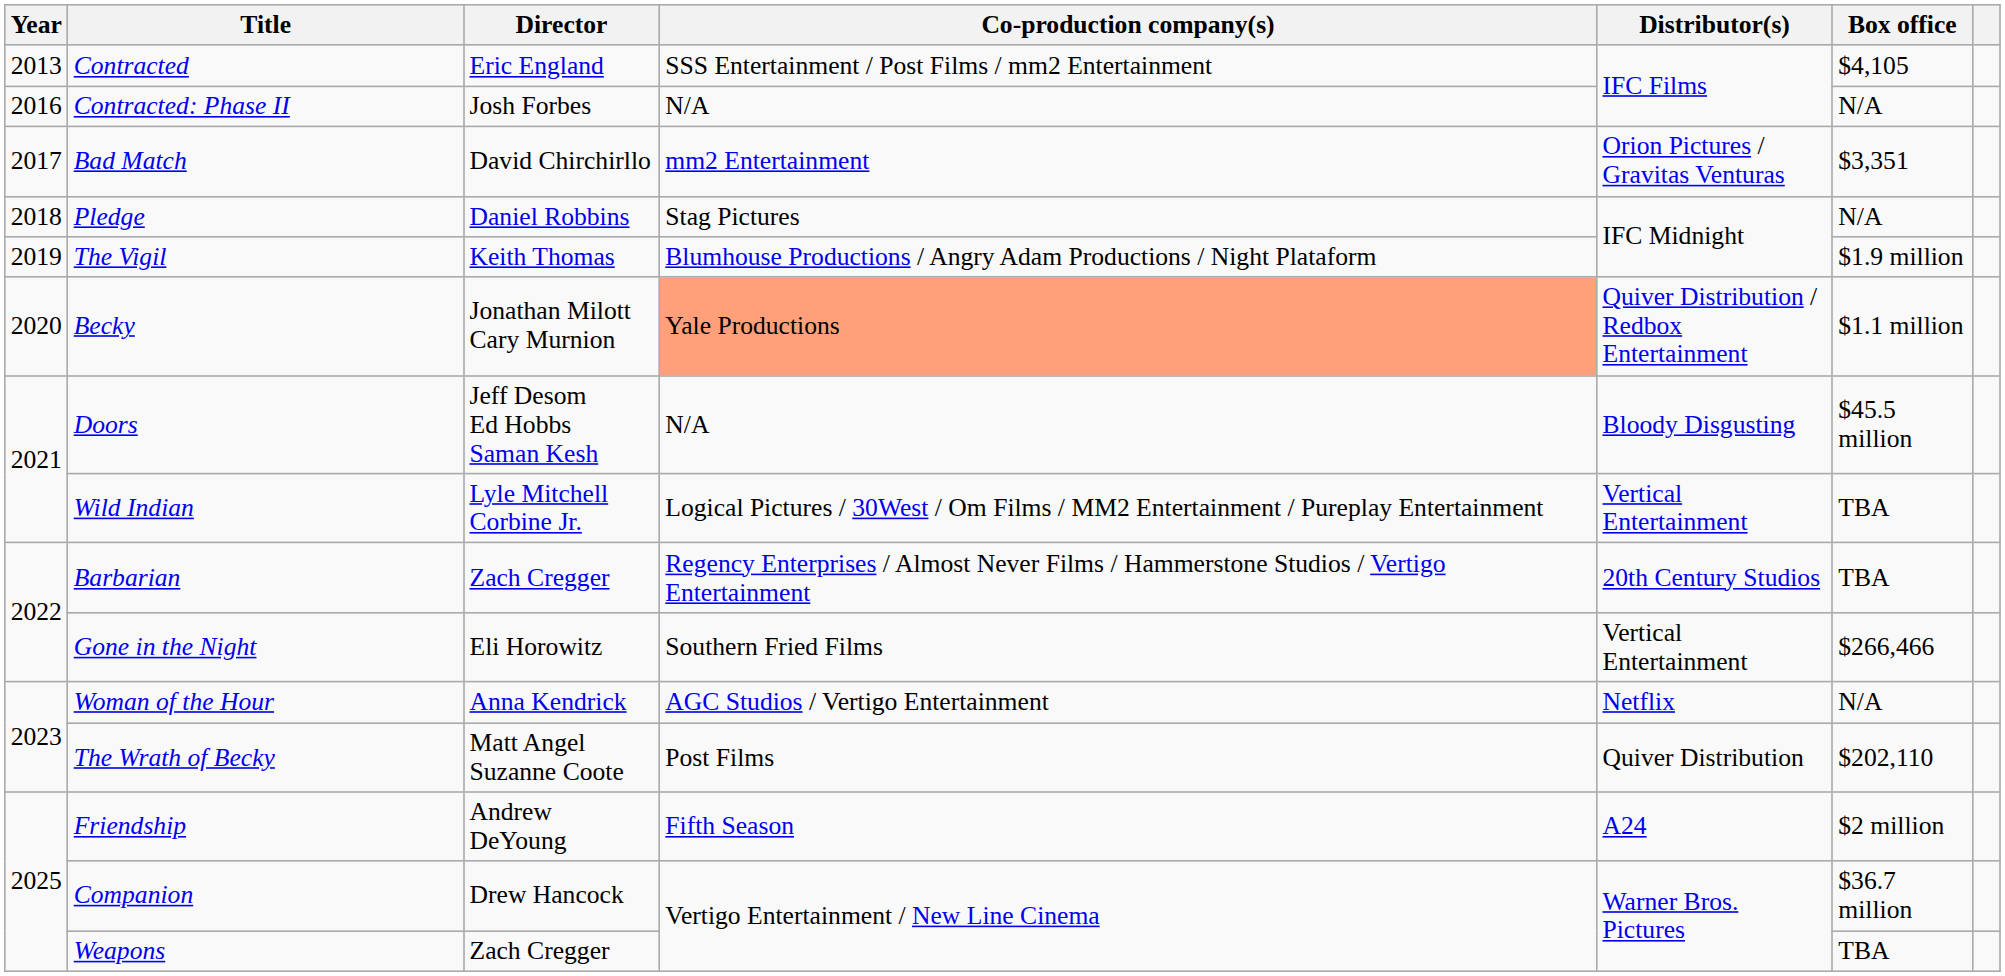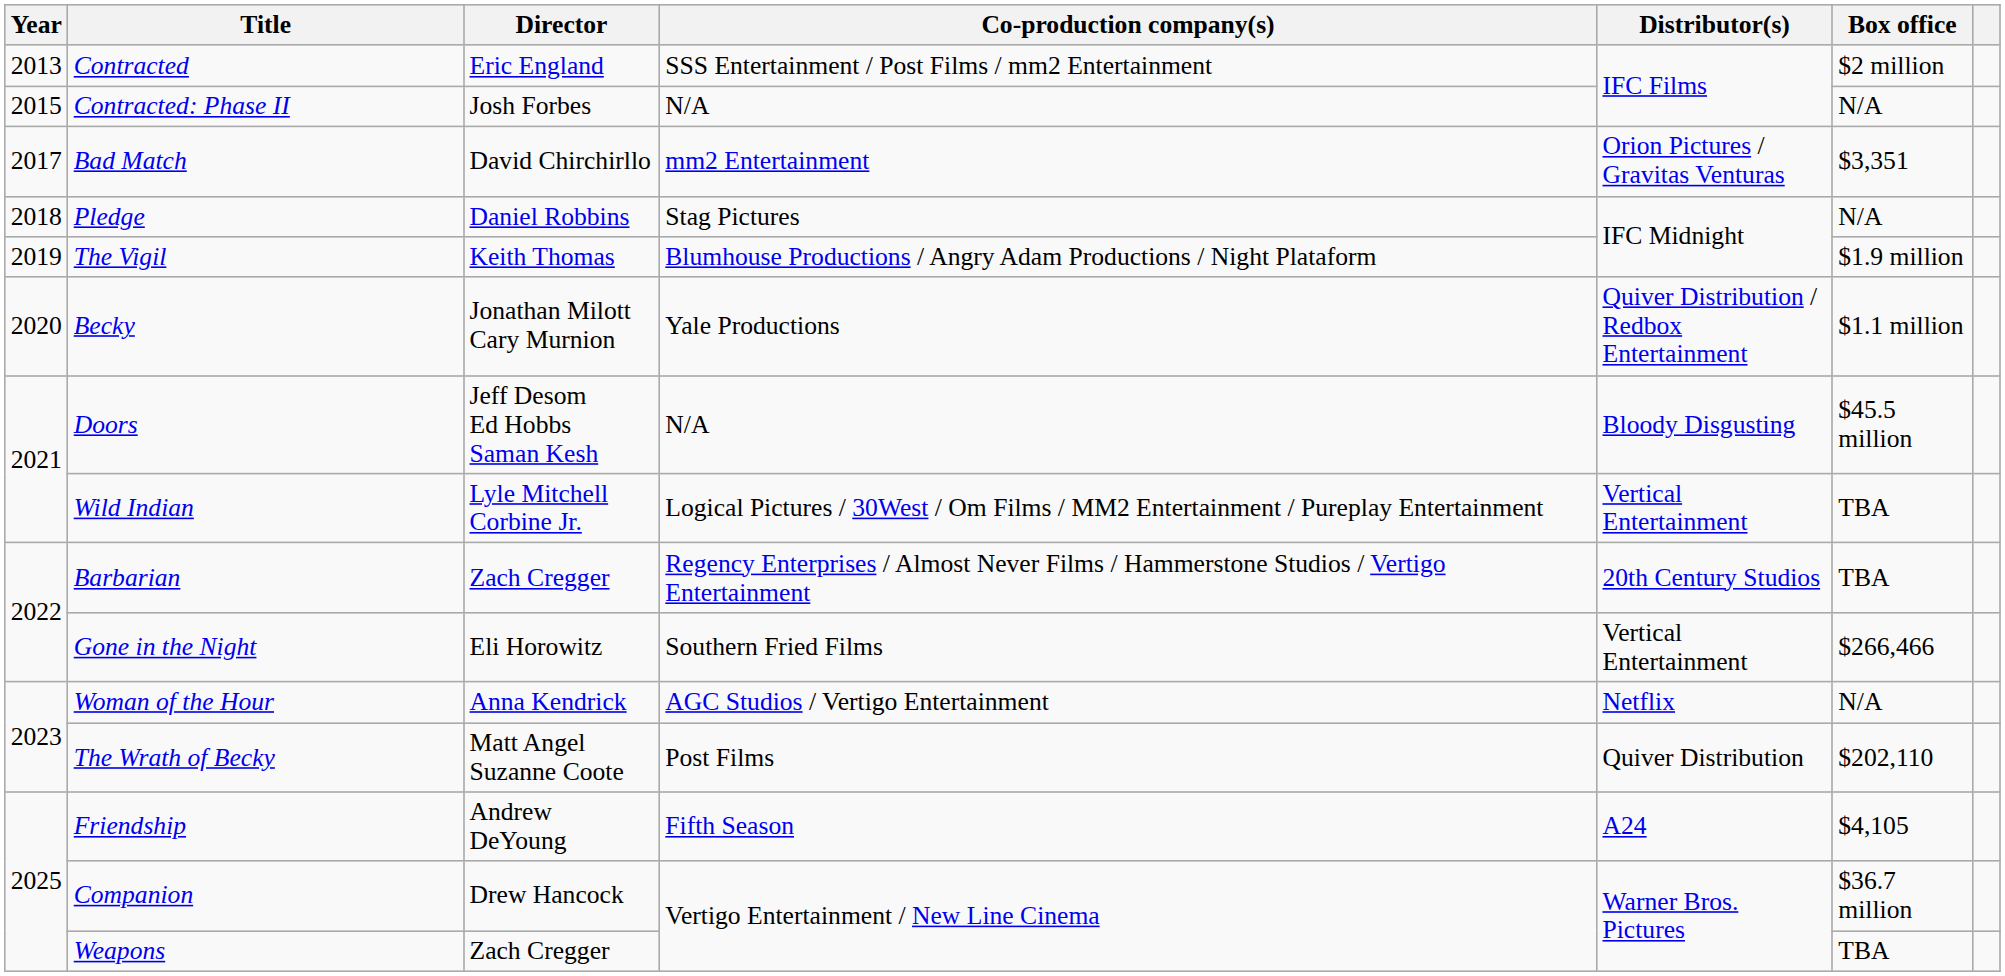(1874, 65) $4,105 -> (1891, 65) $2 million
(36, 106) 2016 -> (36, 106) 2015
(753, 326) lightsalmon background -> (753, 326) no background
(1891, 826) $2 million -> (1874, 826) $4,105
